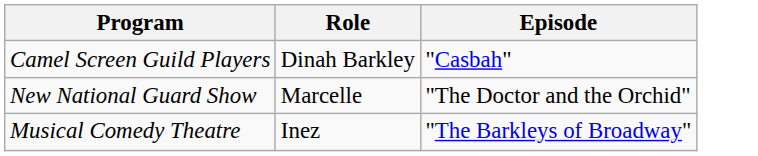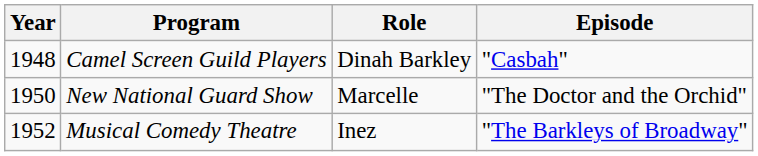+ column: (33, 22)
